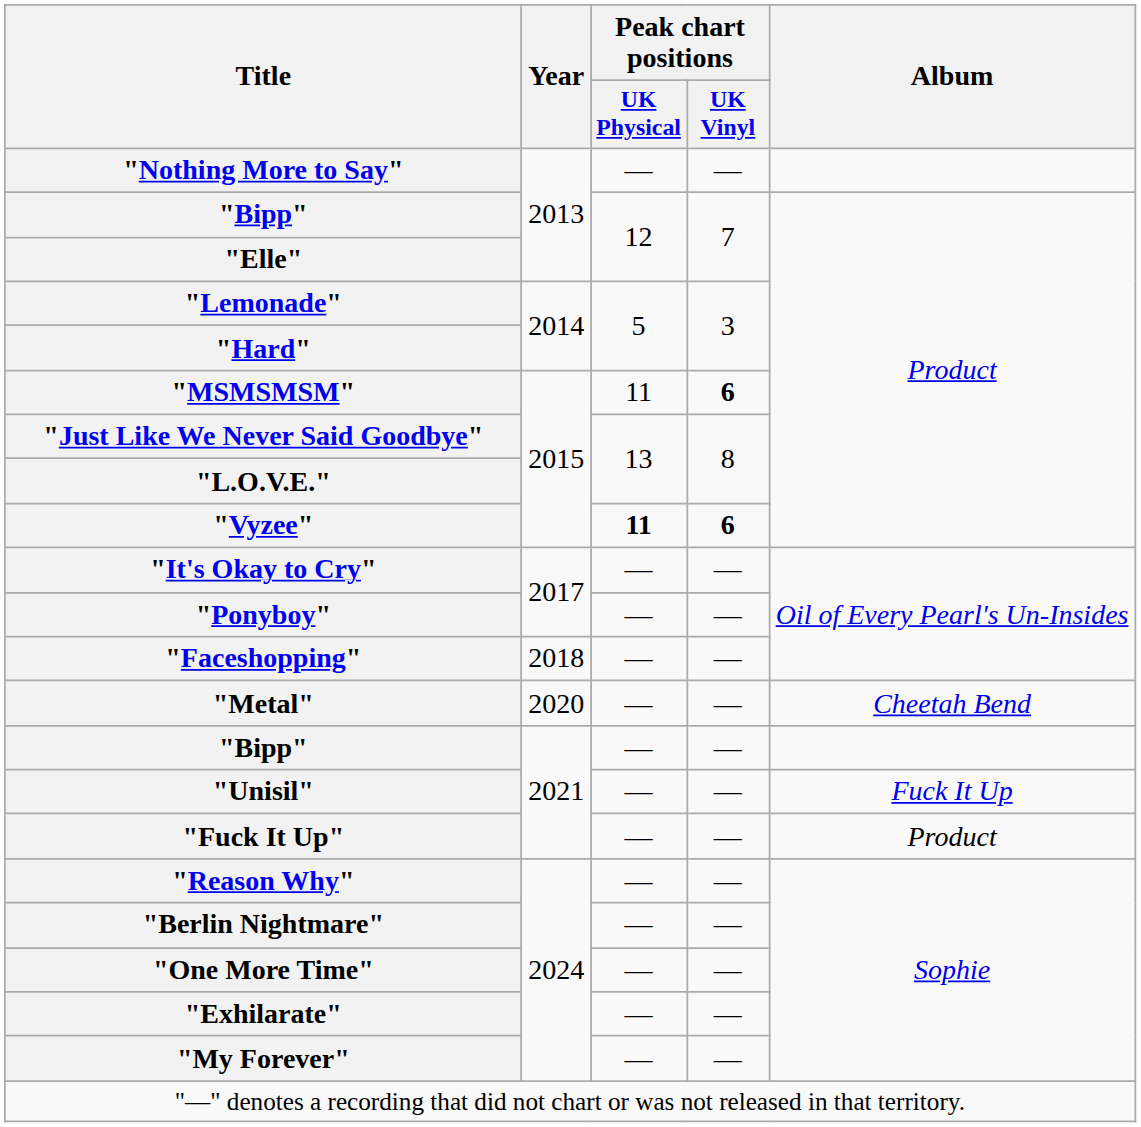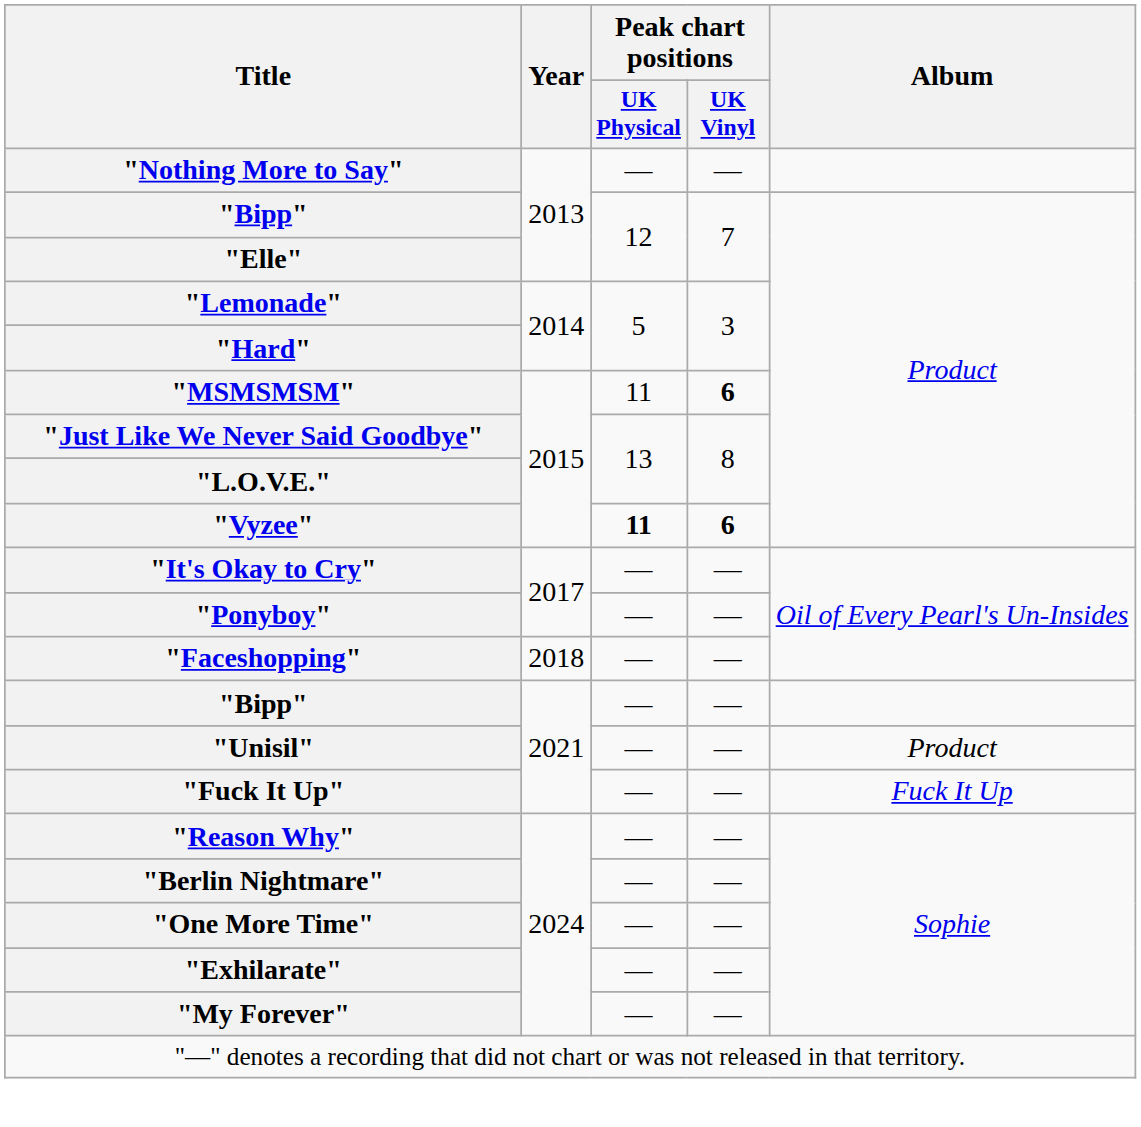- row: (263, 702)
(952, 791) Fuck It Up -> (952, 747) Product
(952, 835) Product -> (952, 791) Fuck It Up
